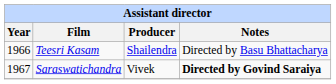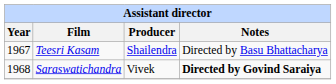(19, 50) 1966 -> (19, 50) 1967
(19, 69) 1967 -> (19, 69) 1968
